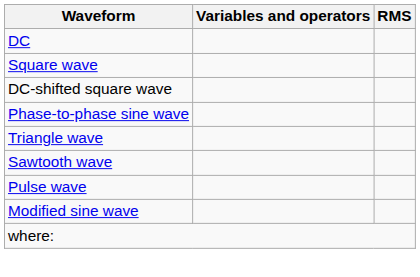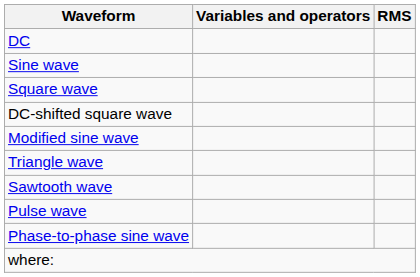+ row: (43, 65)
rows swapped: (73, 211) <-> (99, 114)
